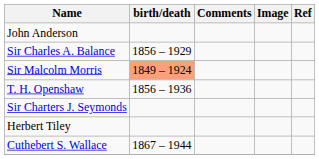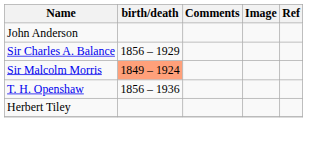- row: (67, 107)
- row: (57, 145)
